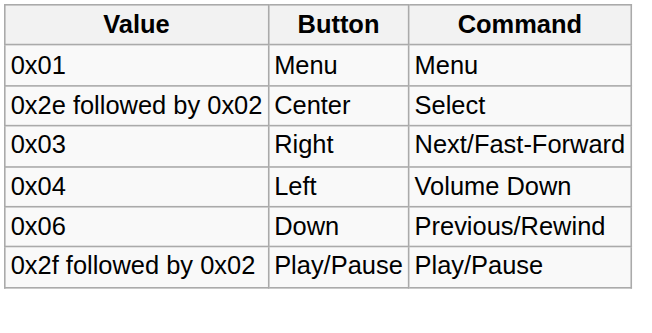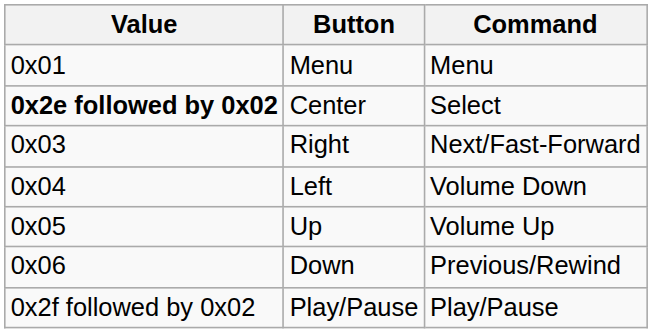(137, 105) normal -> (144, 105) bold
+ row: (306, 226)
